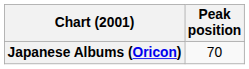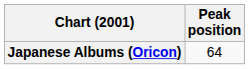(215, 52) 70 -> (215, 52) 64
